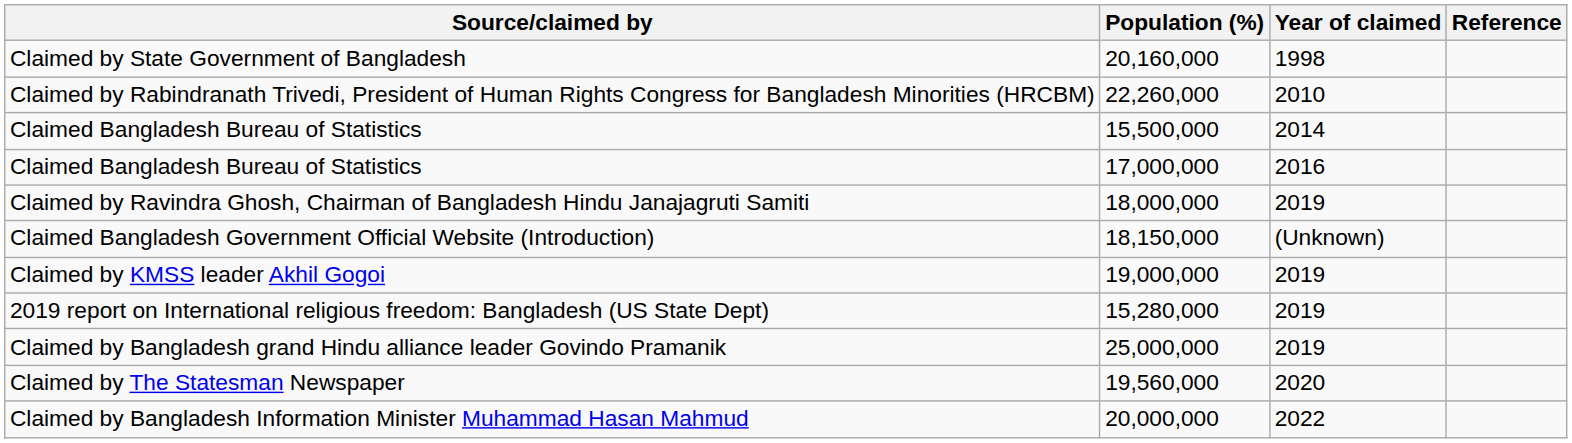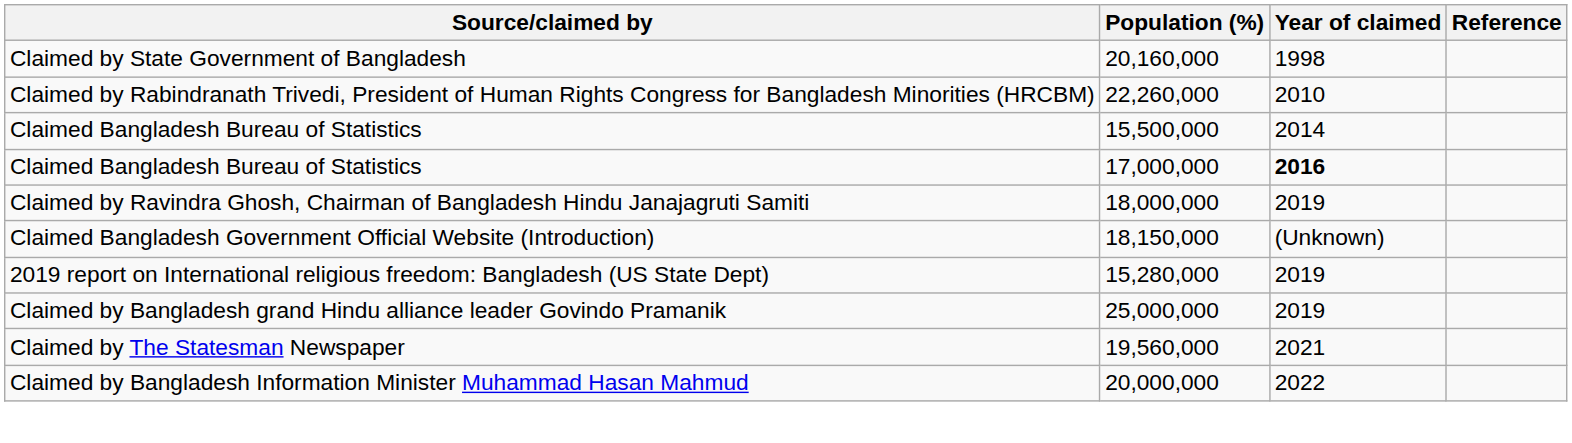(1300, 166) normal -> (1300, 166) bold
- row: (197, 274)
(1300, 382) 2020 -> (1300, 346) 2021
